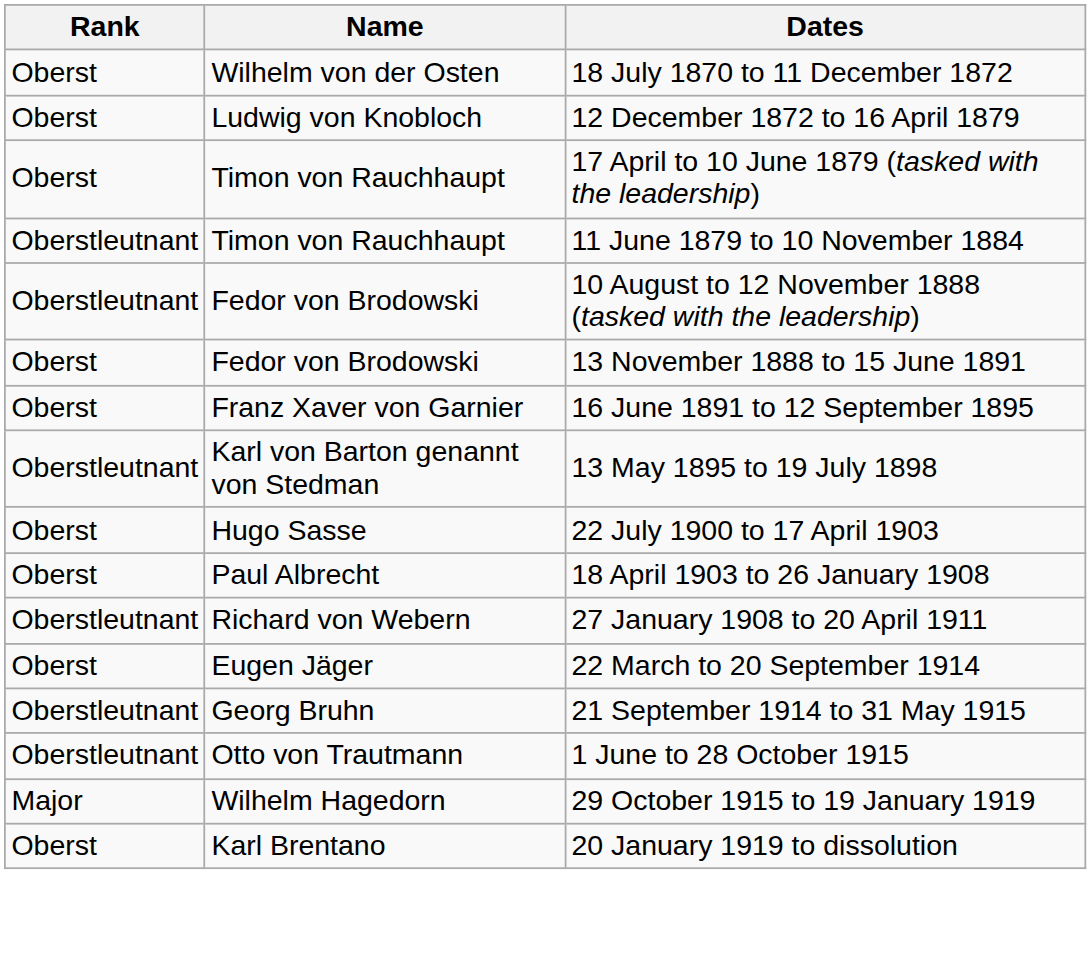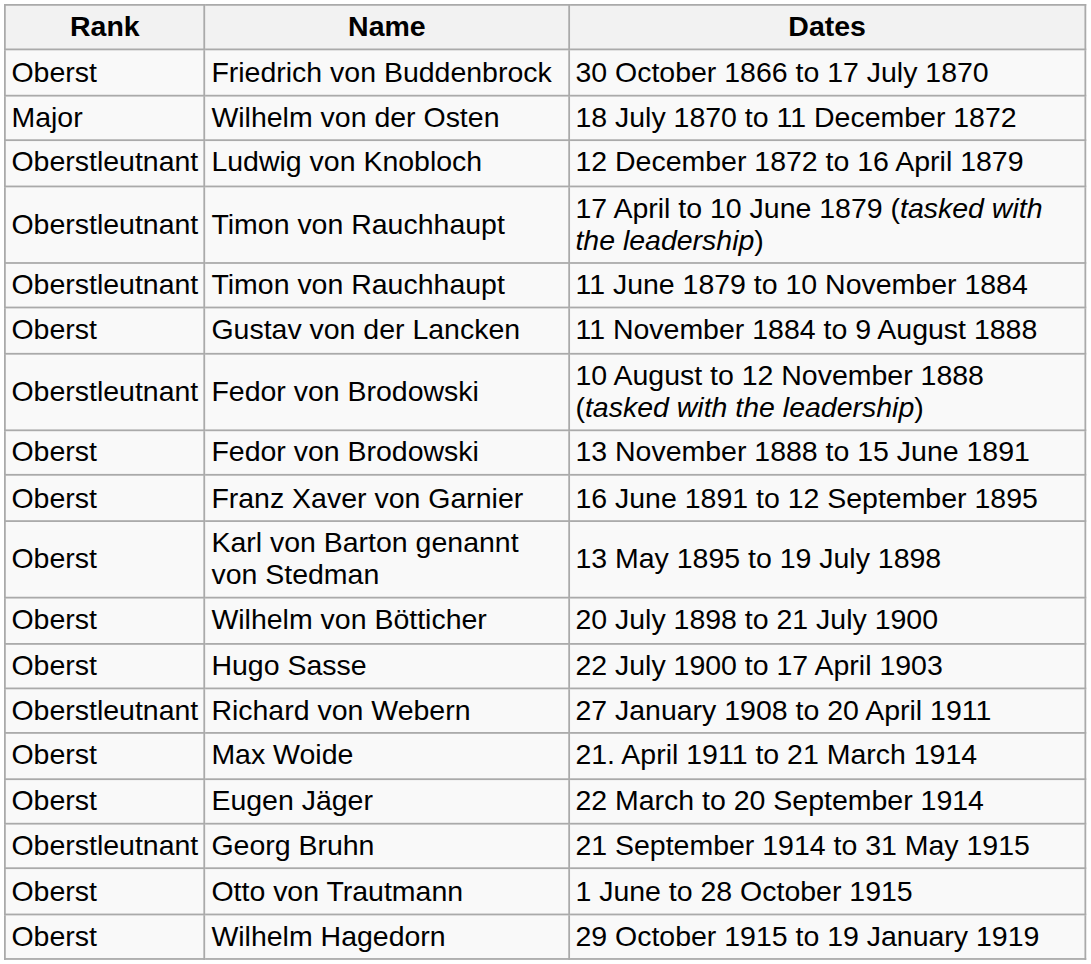+ row: (782, 72)
(54, 72) Oberst -> (47, 117) Major
(54, 117) Oberst -> (105, 162) Oberstleutnant
(54, 178) Oberst -> (105, 223) Oberstleutnant
+ row: (806, 330)
(105, 468) Oberstleutnant -> (54, 558) Oberst
+ row: (757, 620)
- row: (781, 574)
+ row: (776, 755)
(105, 755) Oberstleutnant -> (54, 891) Oberst
(47, 800) Major -> (54, 936) Oberst
- row: (765, 845)
